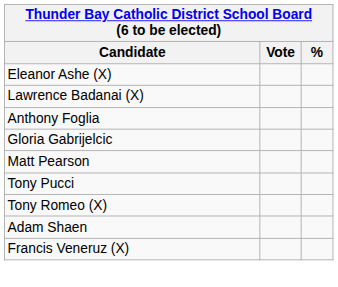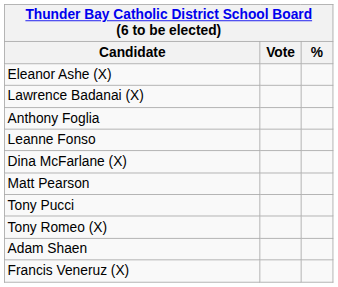+ row: (52, 140)
- row: (60, 140)
+ row: (67, 161)
